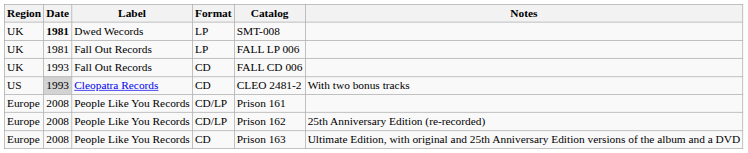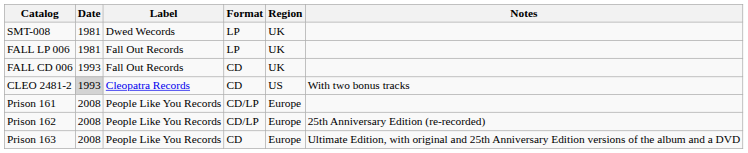columns swapped: (24, 13) <-> (270, 13)
(58, 31) bold -> (89, 31) normal
